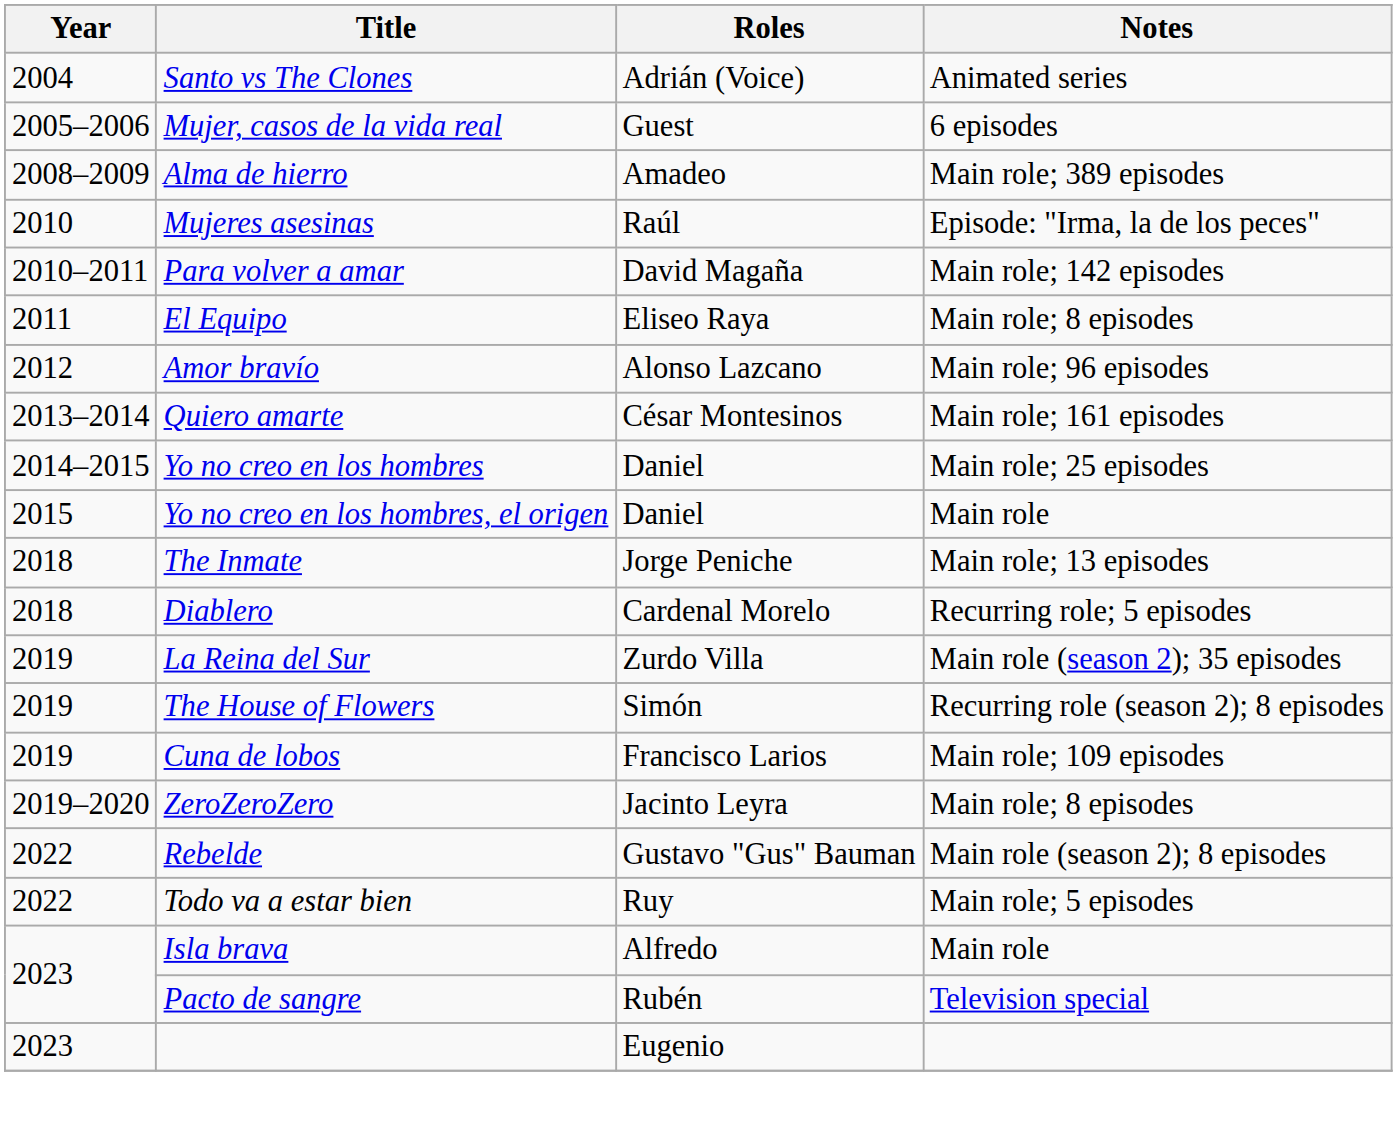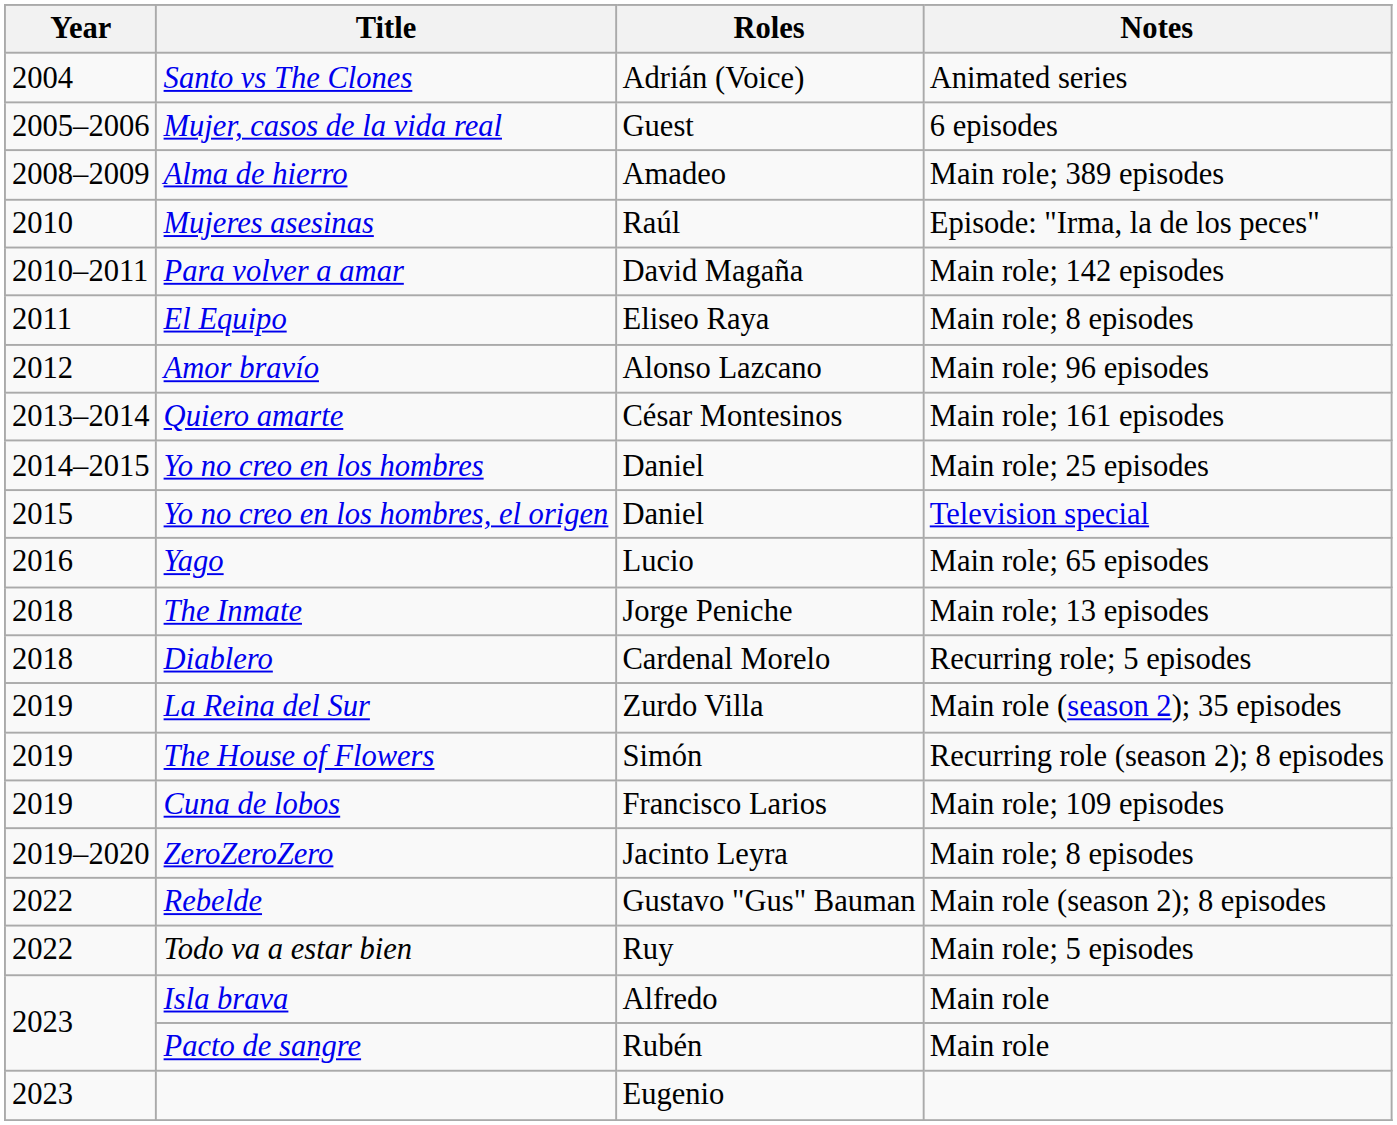(990, 513) Main role -> (1039, 513) Television special
+ row: (194, 561)
(1039, 998) Television special -> (990, 1046) Main role
